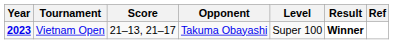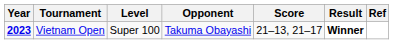columns swapped: (297, 13) <-> (143, 13)
